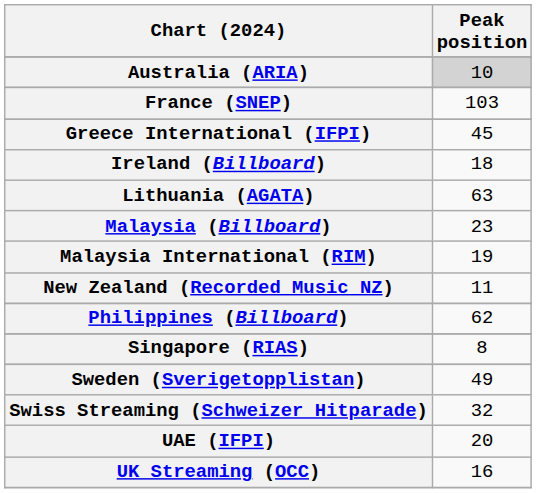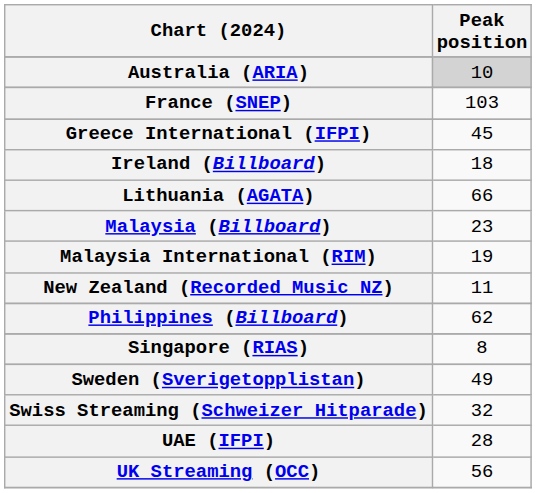(482, 195) 63 -> (482, 195) 66
(482, 441) 20 -> (482, 441) 28
(482, 472) 16 -> (482, 472) 56
